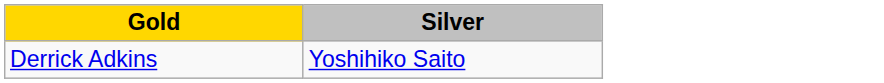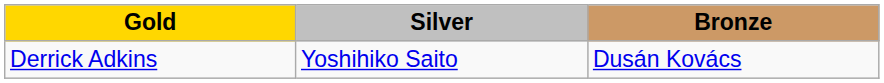+ column: (733, 22)
